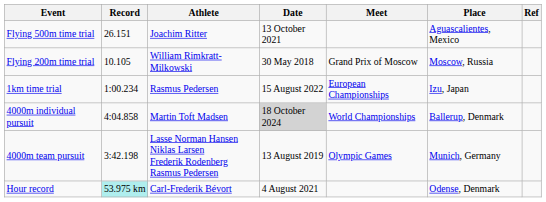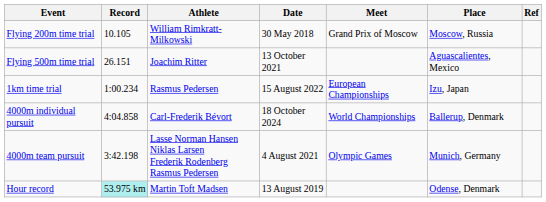rows swapped: (50, 62) <-> (50, 34)
(189, 117) Martin Toft Madsen -> (191, 117) Carl-Frederik Bévort
(283, 117) lightgrey background -> (283, 117) no background
(292, 156) 13 August 2019 -> (290, 156) 4 August 2021
(191, 189) Carl-Frederik Bévort -> (189, 189) Martin Toft Madsen
(290, 189) 4 August 2021 -> (292, 189) 13 August 2019
